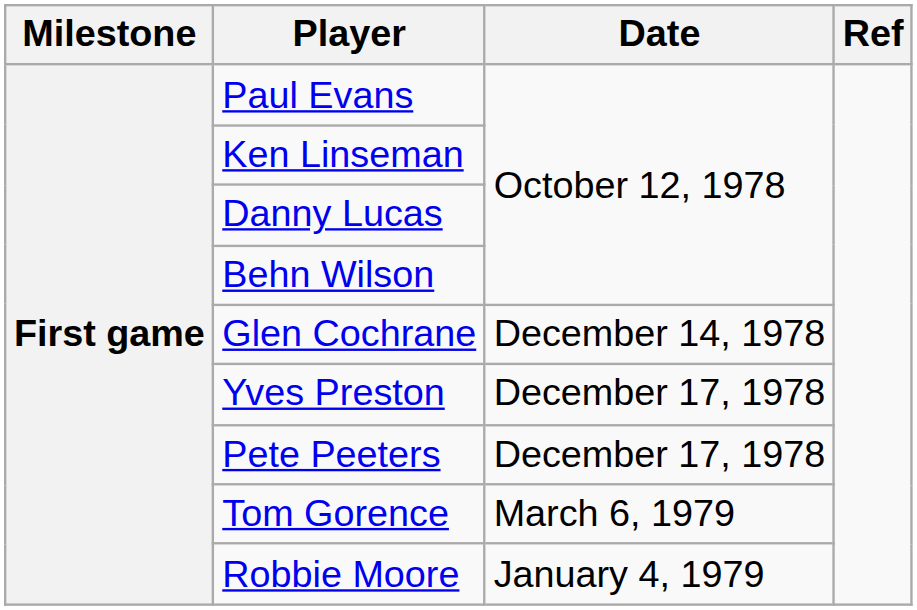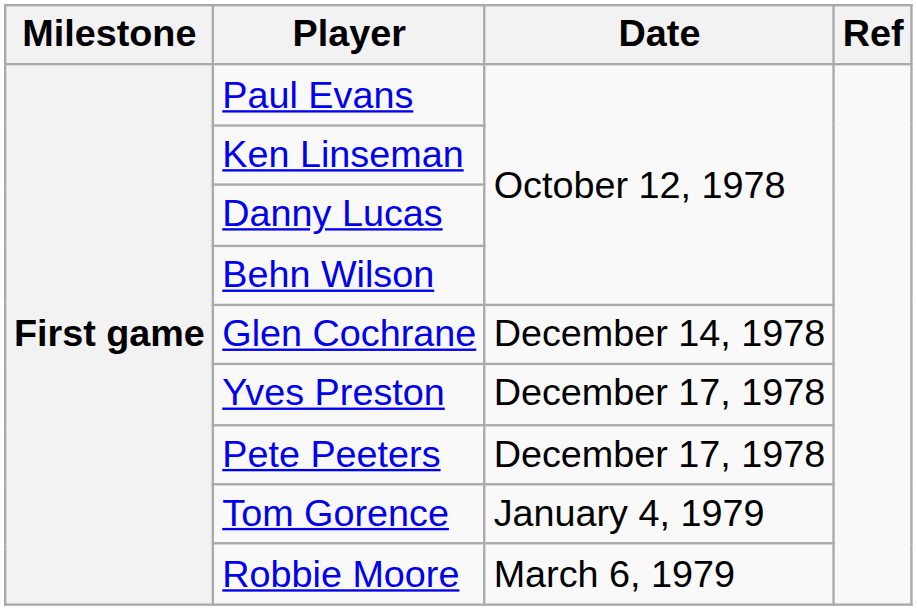(614, 513) March 6, 1979 -> (629, 513) January 4, 1979
(629, 573) January 4, 1979 -> (614, 573) March 6, 1979
